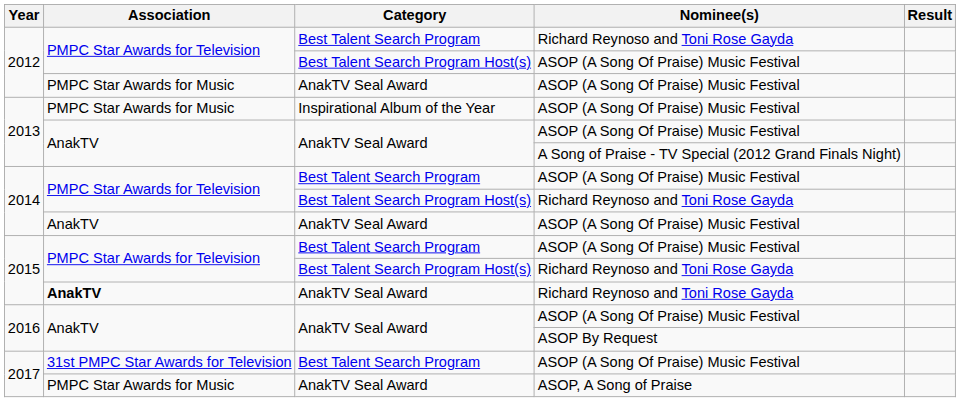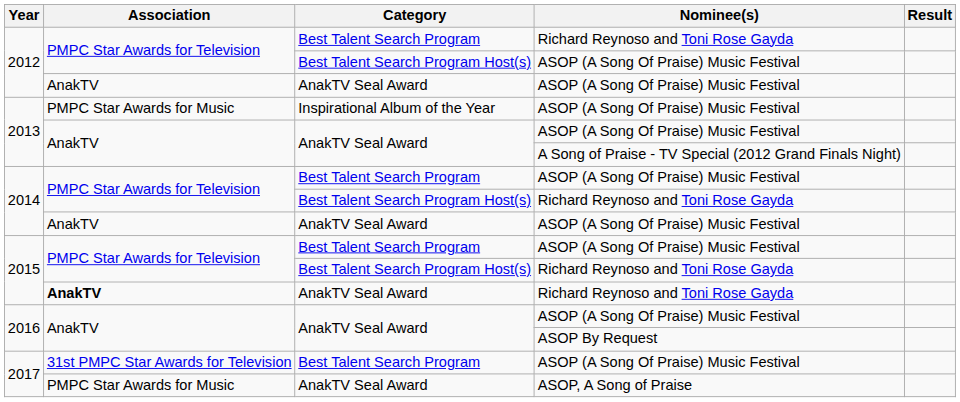(141, 85) PMPC Star Awards for Music -> (73, 85) AnakTV
